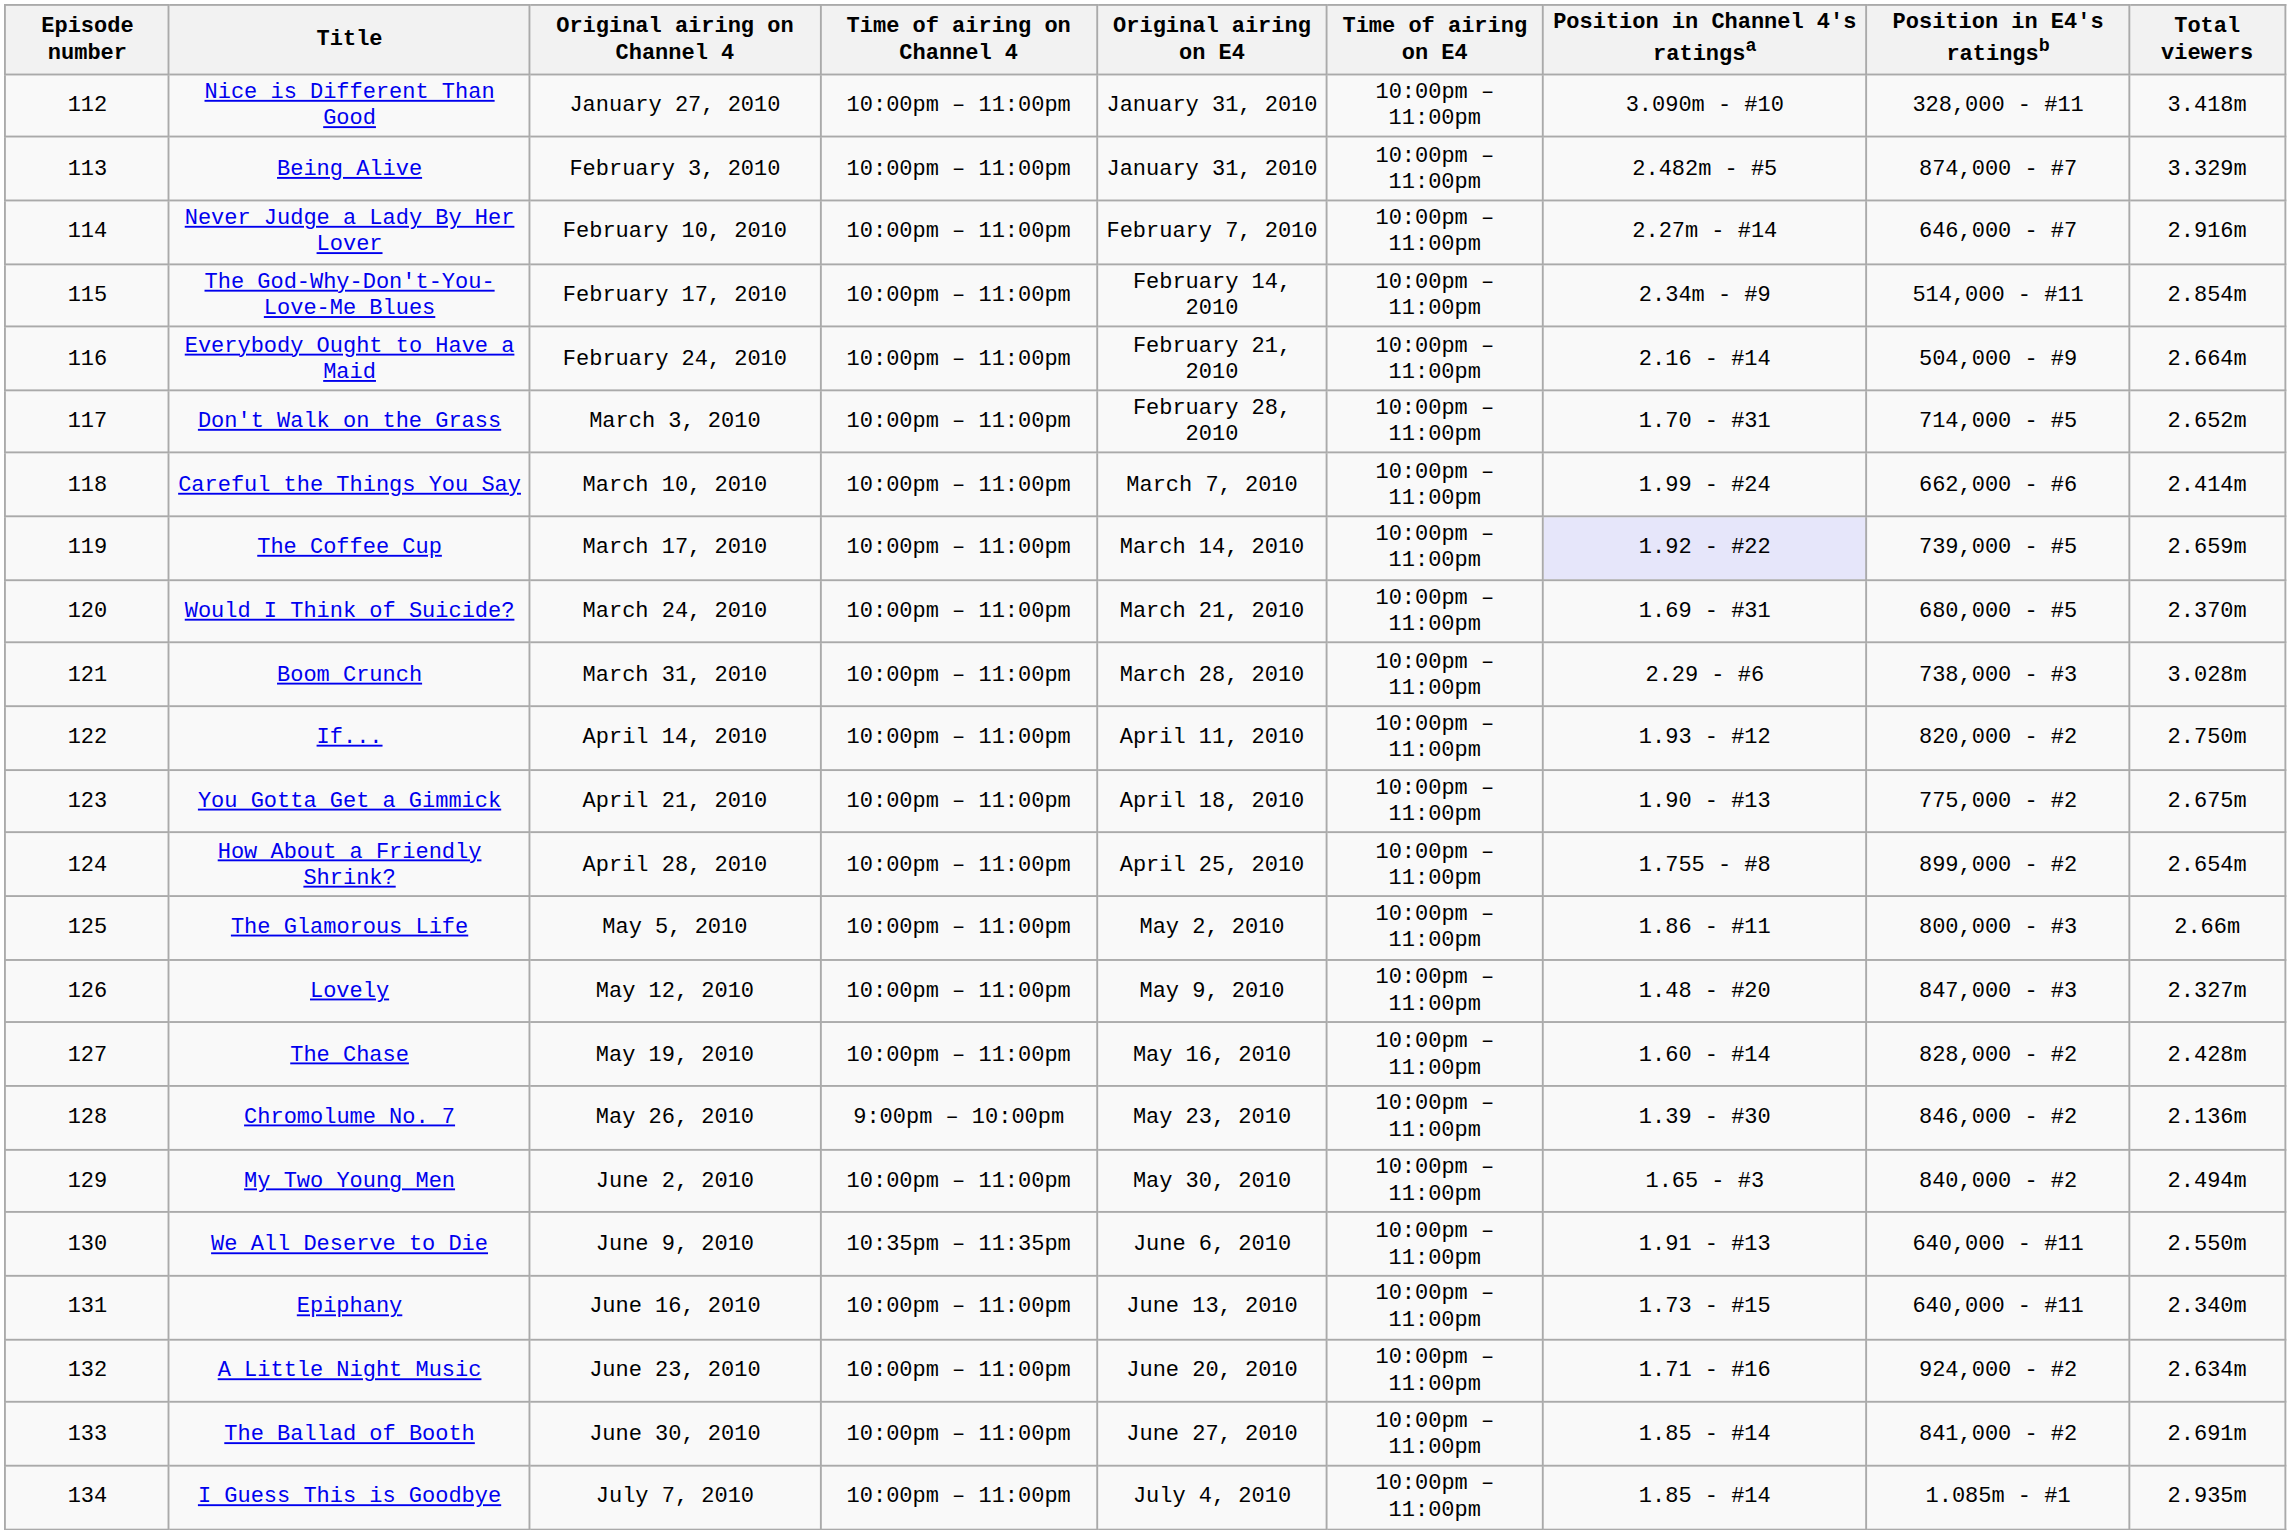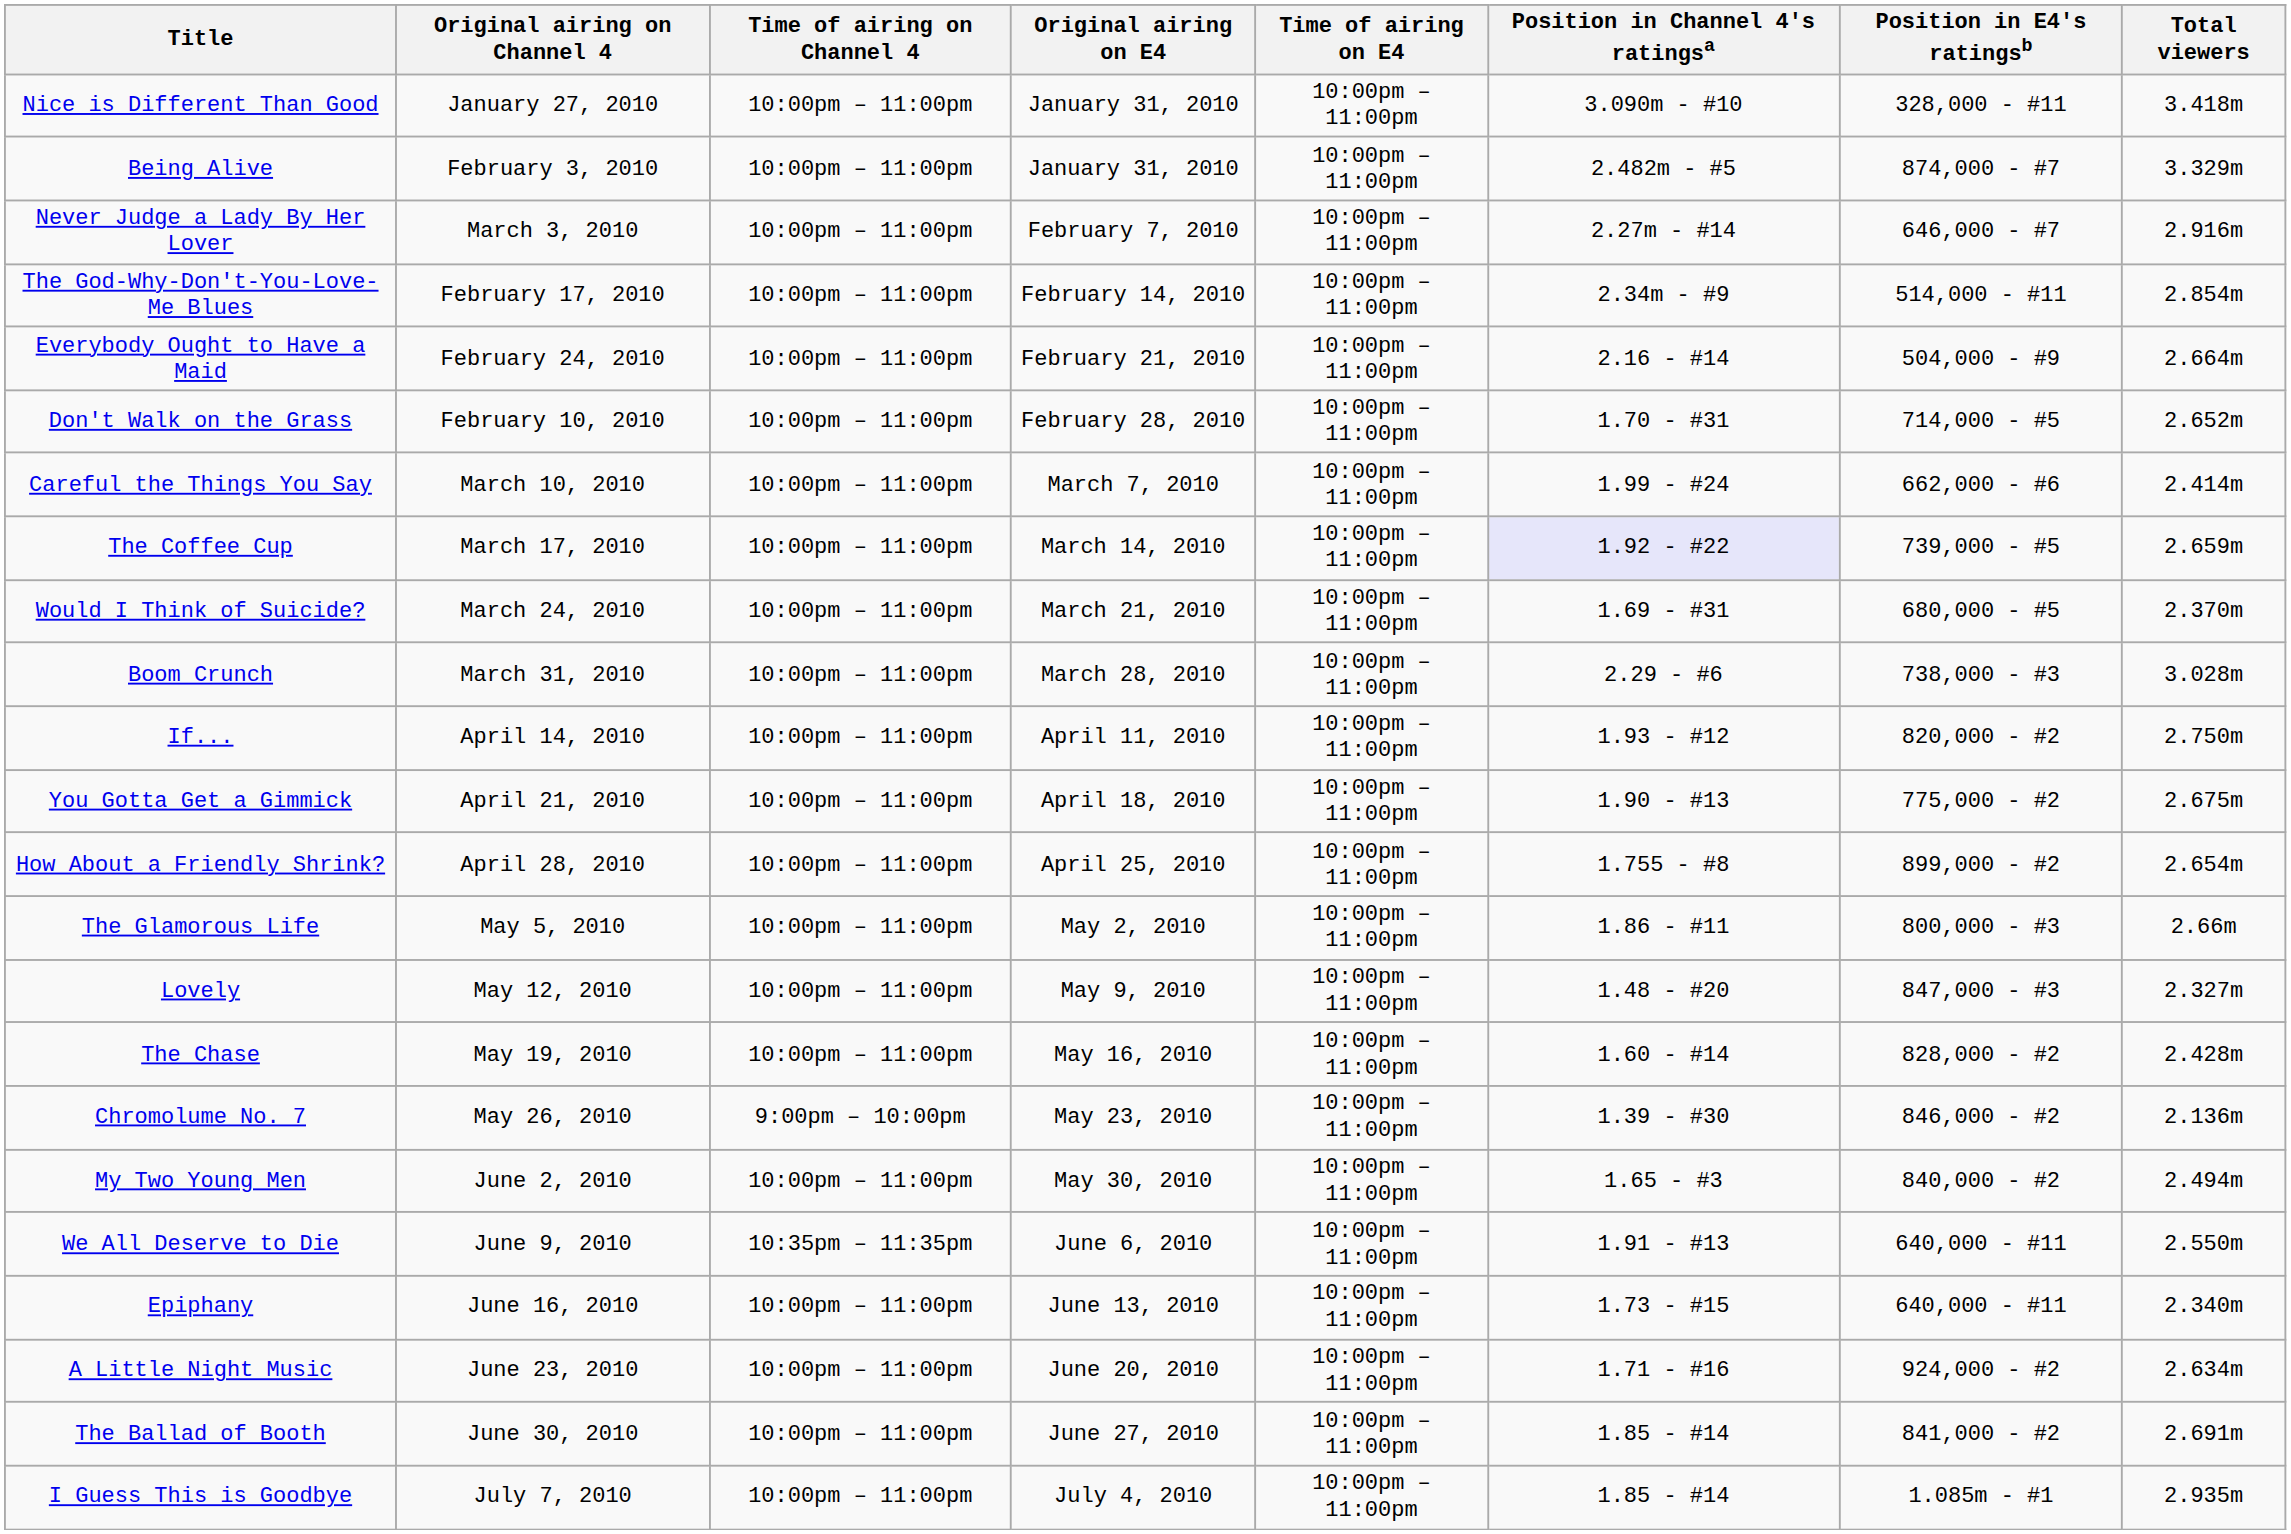- column: (87, 39)
(675, 232) February 10, 2010 -> (553, 232) March 3, 2010
(675, 421) March 3, 2010 -> (553, 421) February 10, 2010
